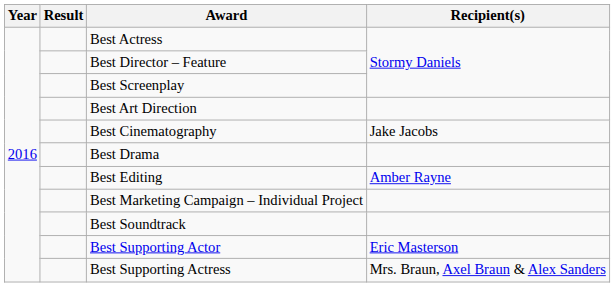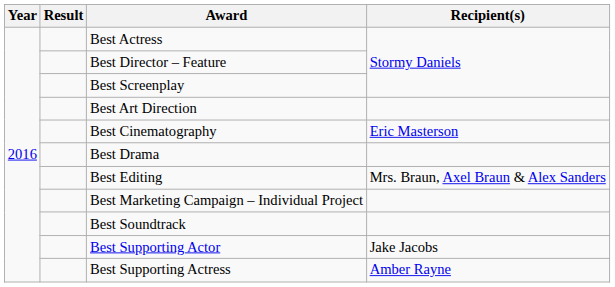(404, 131) Jake Jacobs -> (414, 131) Eric Masterson
(410, 177) Amber Rayne -> (488, 177) Mrs. Braun, Axel Braun & Alex Sanders
(414, 246) Eric Masterson -> (404, 246) Jake Jacobs
(488, 270) Mrs. Braun, Axel Braun & Alex Sanders -> (410, 270) Amber Rayne
